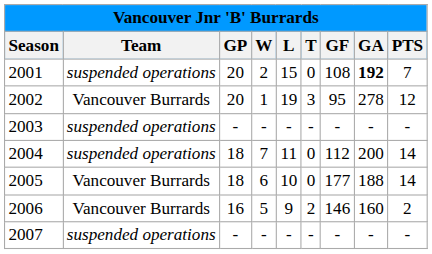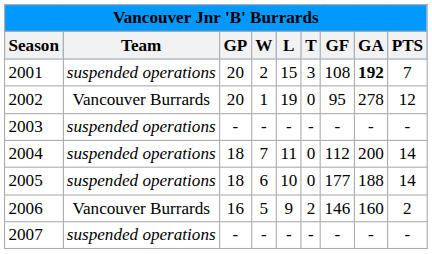(311, 72) 0 -> (311, 72) 3
(311, 99) 3 -> (311, 99) 0
(141, 180) Vancouver Burrards -> (141, 180) suspended operations
